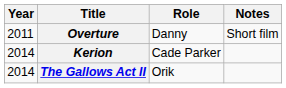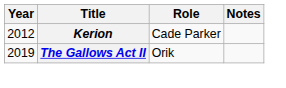- row: (93, 33)
(21, 53) 2014 -> (21, 33) 2012
(21, 72) 2014 -> (21, 53) 2019
